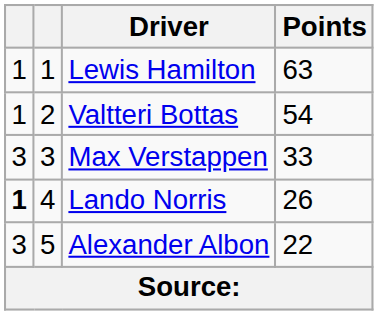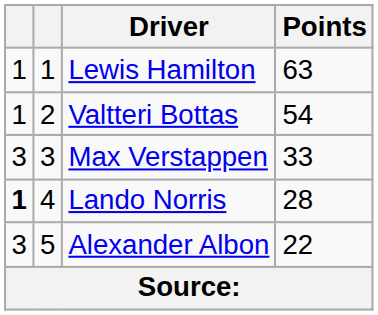(298, 200) 26 -> (298, 200) 28
